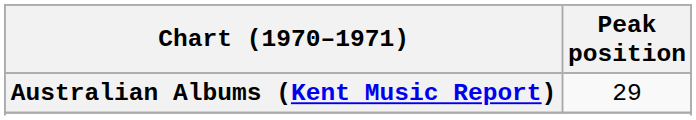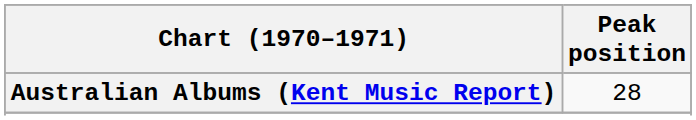(627, 93) 29 -> (627, 93) 28
